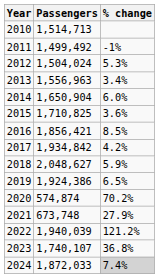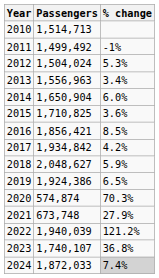(118, 198) 70.2% -> (118, 198) 70.3%
